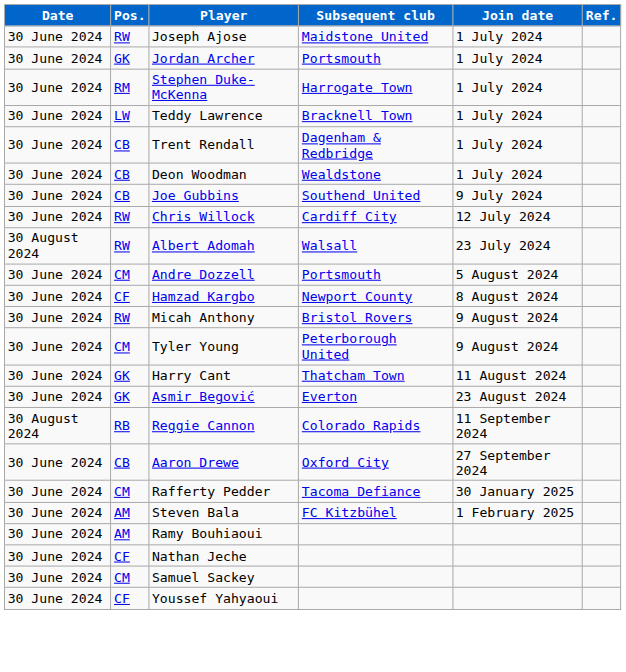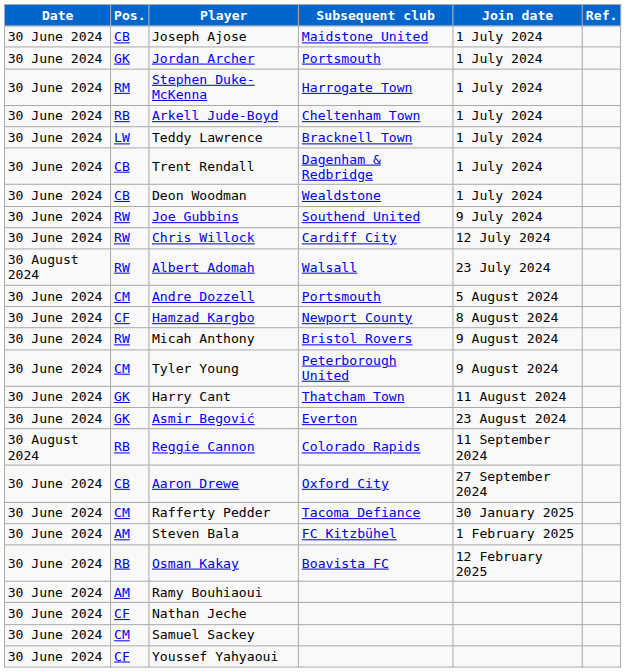(122, 37) RW -> (122, 37) CB
+ row: (215, 116)
(122, 195) CB -> (122, 217) RW
+ row: (195, 563)
